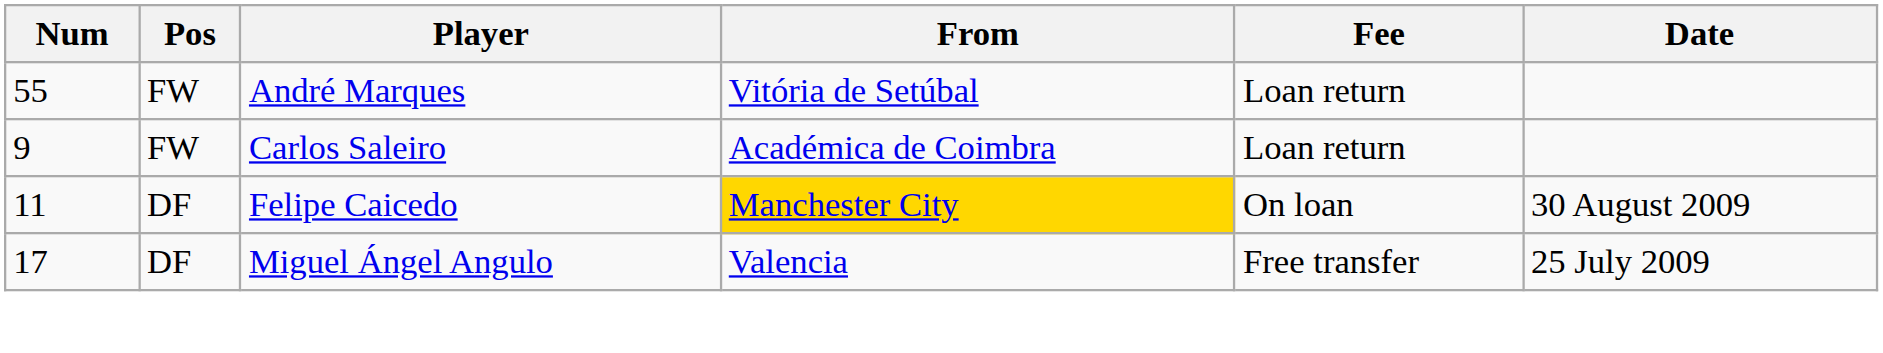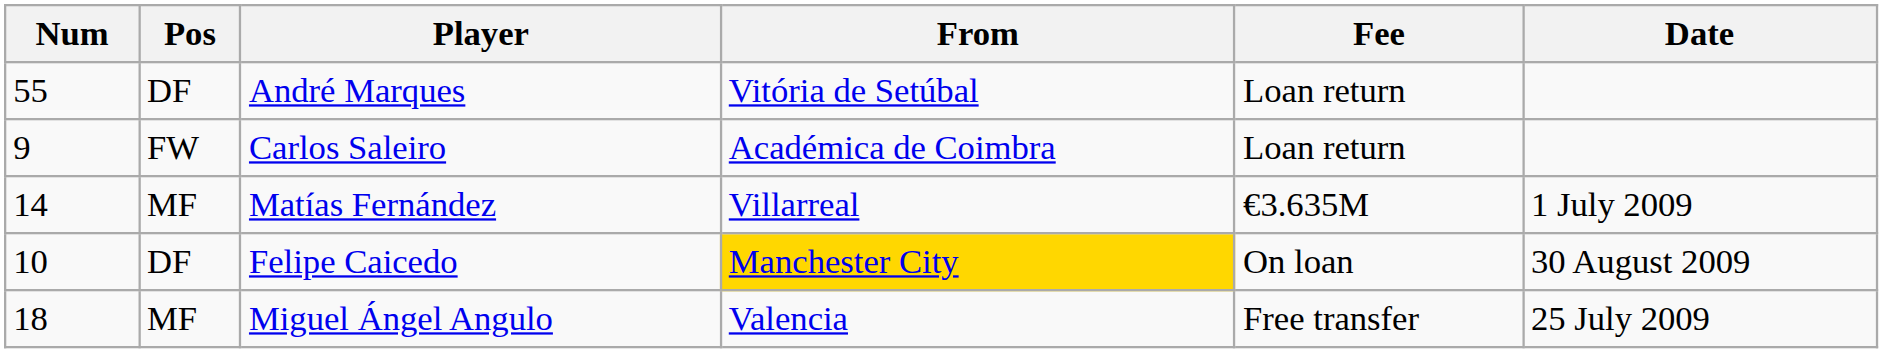(173, 90) FW -> (169, 90) DF
+ row: (373, 204)
(30, 204) 11 -> (31, 261) 10
(31, 261) 17 -> (31, 318) 18
(169, 261) DF -> (172, 318) MF
